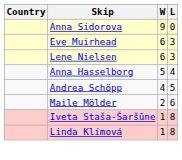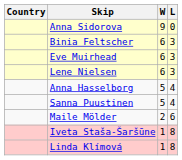+ row: (92, 42)
+ row: (92, 102)
- row: (86, 87)
